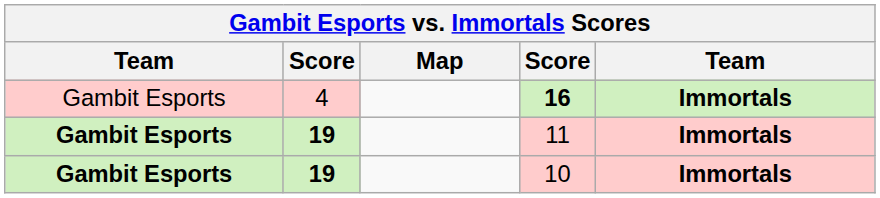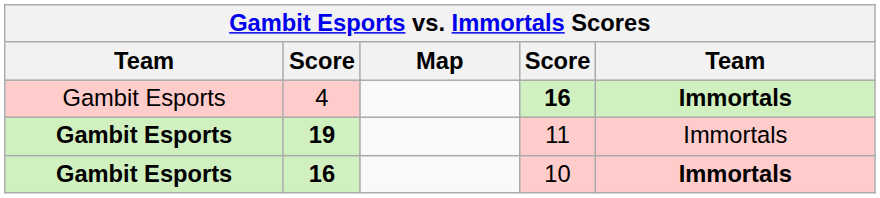(735, 135) bold -> (735, 135) normal
(322, 173) 19 -> (322, 173) 16
